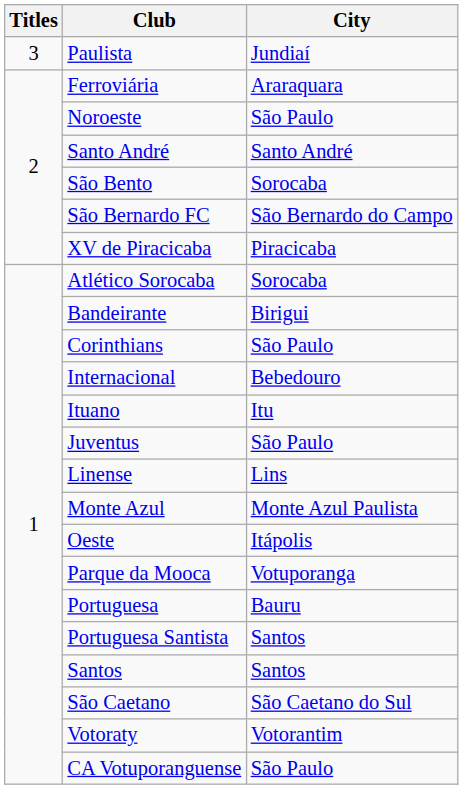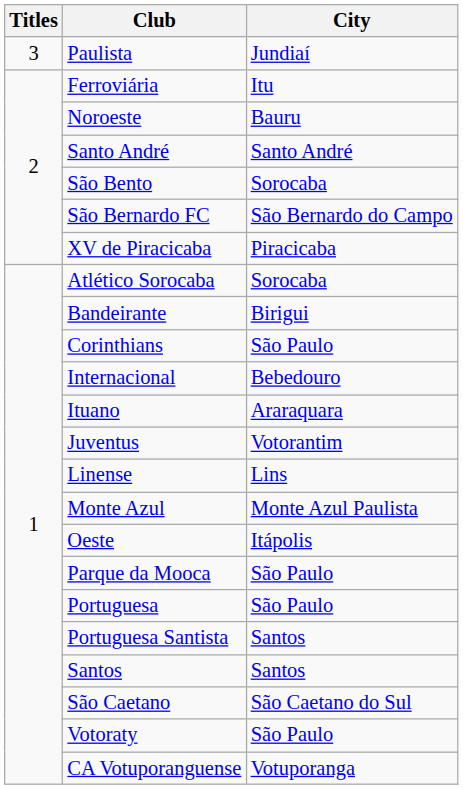(297, 85) Araraquara -> (262, 85) Itu
(292, 118) São Paulo -> (276, 118) Bauru
(262, 410) Itu -> (297, 410) Araraquara
(292, 442) São Paulo -> (297, 442) Votorantim
(303, 572) Votuporanga -> (292, 572) São Paulo
(276, 605) Bauru -> (292, 605) São Paulo
(297, 735) Votorantim -> (292, 735) São Paulo
(292, 767) São Paulo -> (303, 767) Votuporanga
